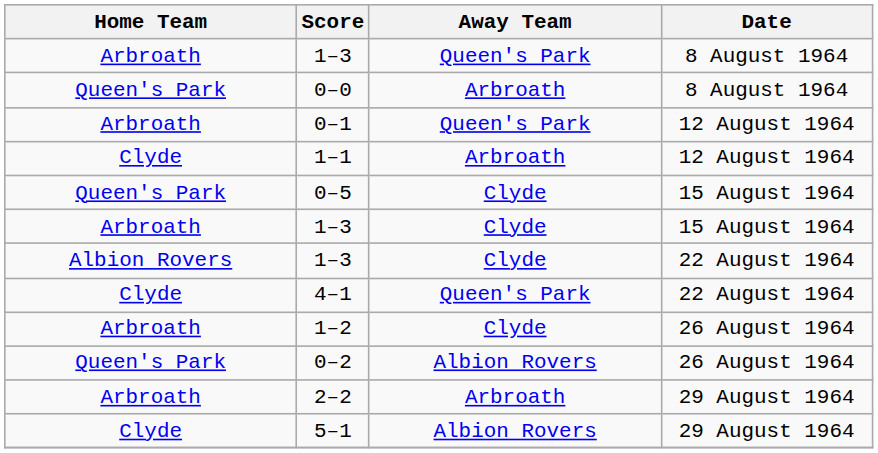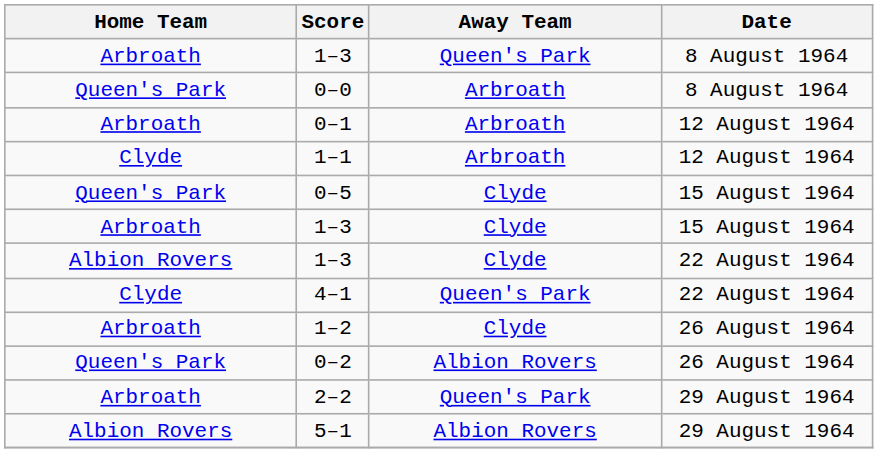(515, 124) Queen's Park -> (515, 124) Arbroath
(515, 397) Arbroath -> (515, 397) Queen's Park
(151, 431) Clyde -> (151, 431) Albion Rovers
